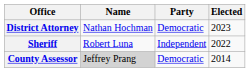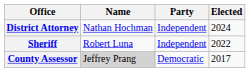(180, 28) Democratic -> (182, 28) Independent
(221, 28) 2023 -> (221, 28) 2024
(221, 59) 2014 -> (221, 59) 2017
